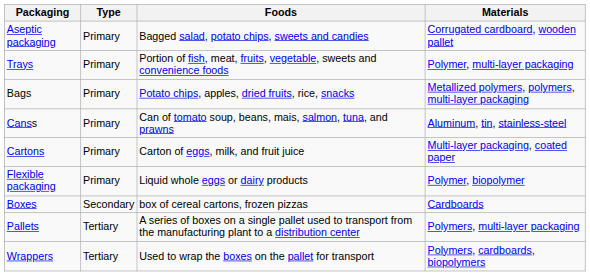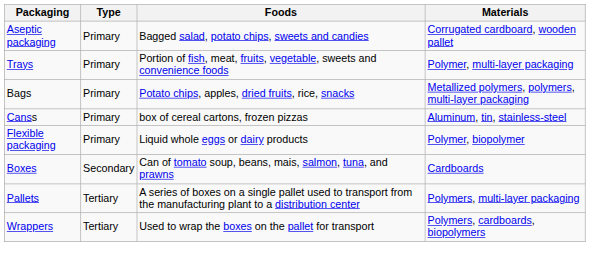(263, 123) Can of tomato soup, beans, mais, salmon, tuna, and prawns -> (224, 117) box of cereal cartons, frozen pizzas
- row: (26, 152)
(224, 204) box of cereal cartons, frozen pizzas -> (263, 169) Can of tomato soup, beans, mais, salmon, tuna, and prawns
